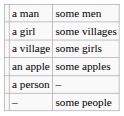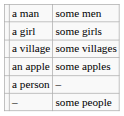(86, 31) some villages -> (79, 31) some girls
(79, 48) some girls -> (86, 48) some villages
